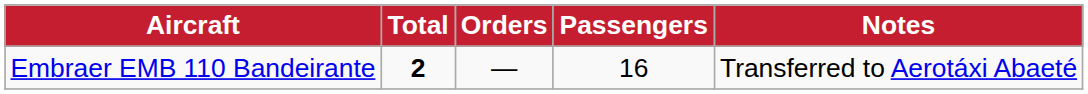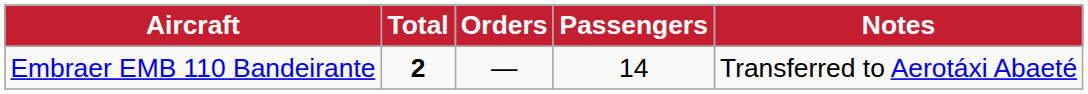(634, 67) 16 -> (634, 67) 14
